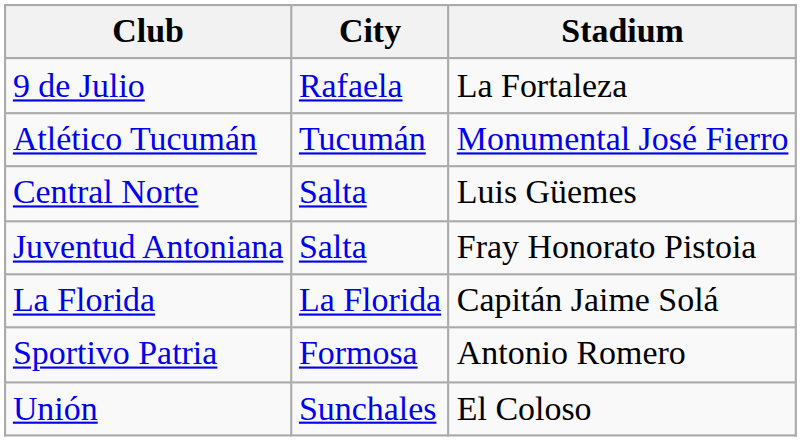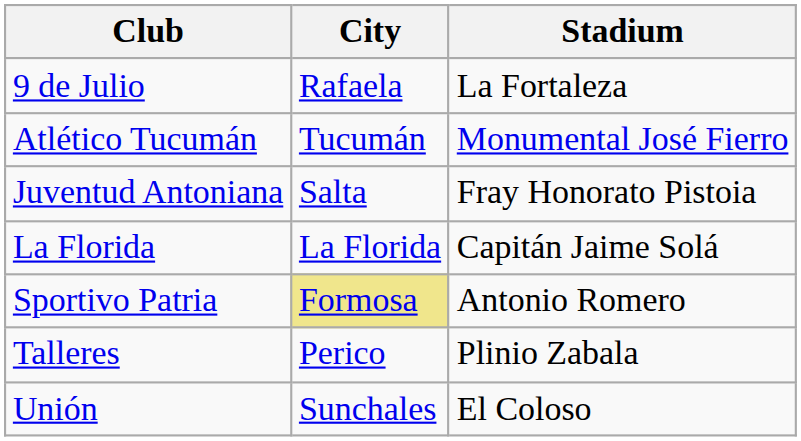- row: (106, 192)
(358, 354) no background -> (358, 300) khaki background
+ row: (66, 354)
